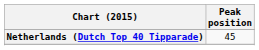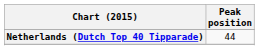(230, 37) 45 -> (230, 37) 44
